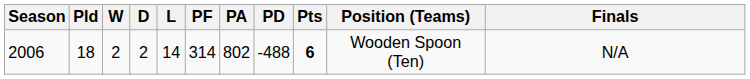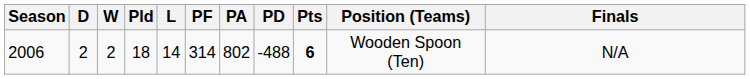columns swapped: (86, 17) <-> (144, 17)
